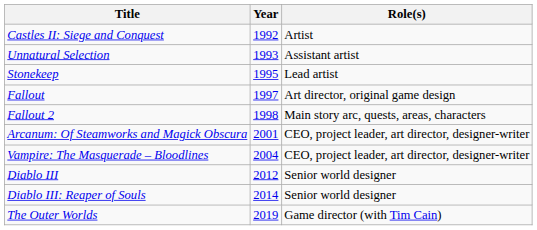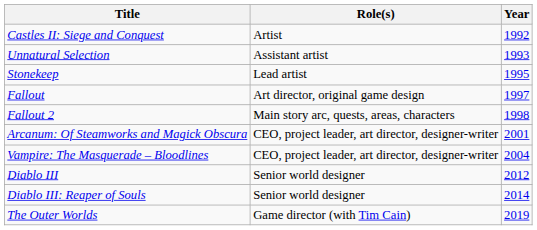columns swapped: (266, 14) <-> (407, 14)
